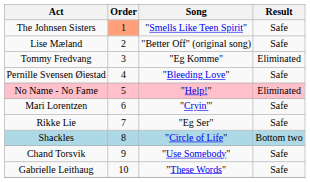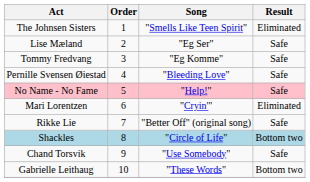(124, 28) lightsalmon background -> (124, 28) no background
(279, 28) Safe -> (279, 28) Eliminated
(196, 43) "Better Off" (original song) -> (196, 43) "Eg Ser"
(279, 59) Eliminated -> (279, 59) Safe
(279, 91) Eliminated -> (279, 91) Safe
(279, 106) Safe -> (279, 106) Eliminated
(196, 122) "Eg Ser" -> (196, 122) "Better Off" (original song)
(279, 169) Safe -> (279, 169) Bottom two
